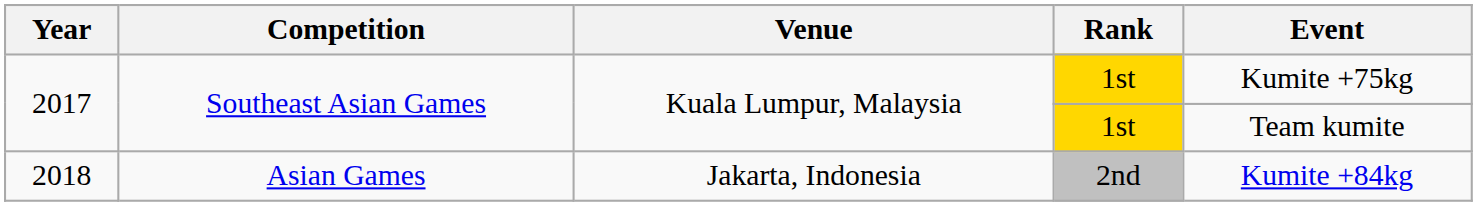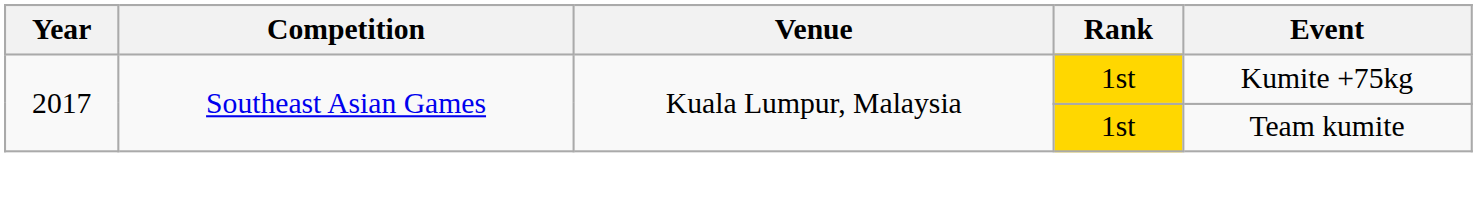- row: (62, 176)
